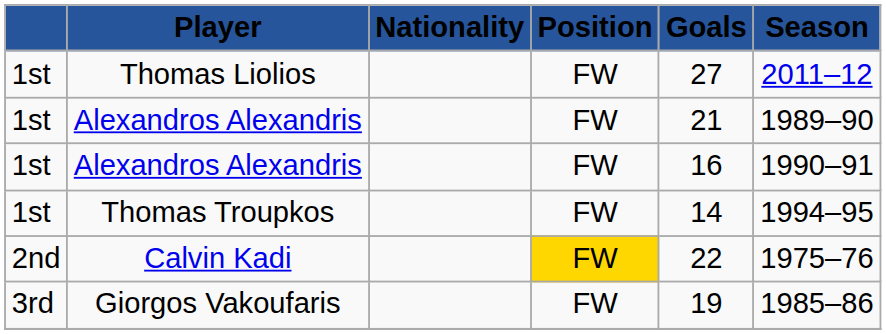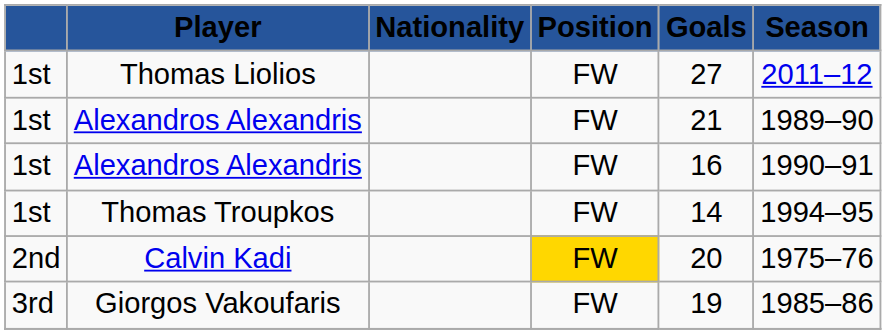(706, 258) 22 -> (706, 258) 20
